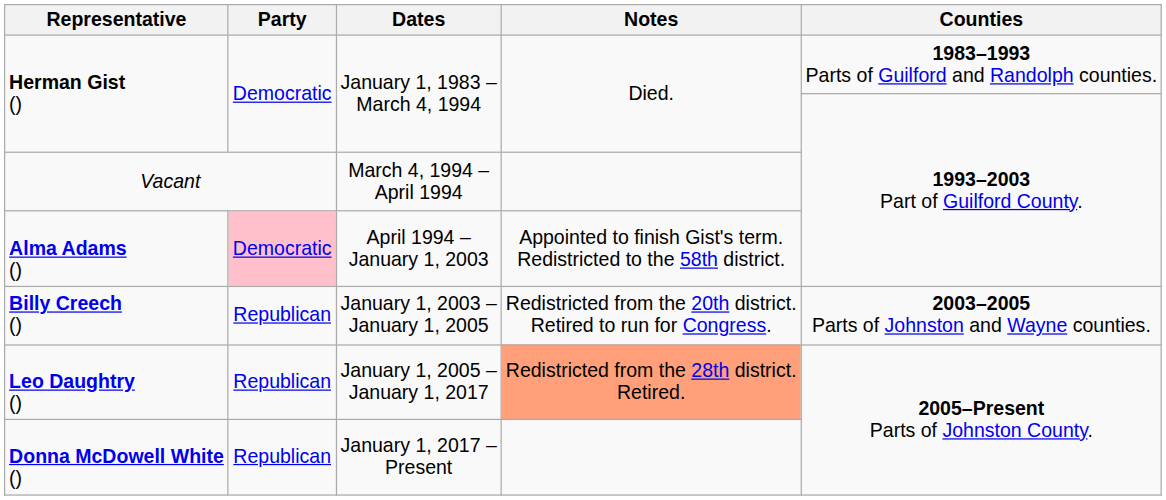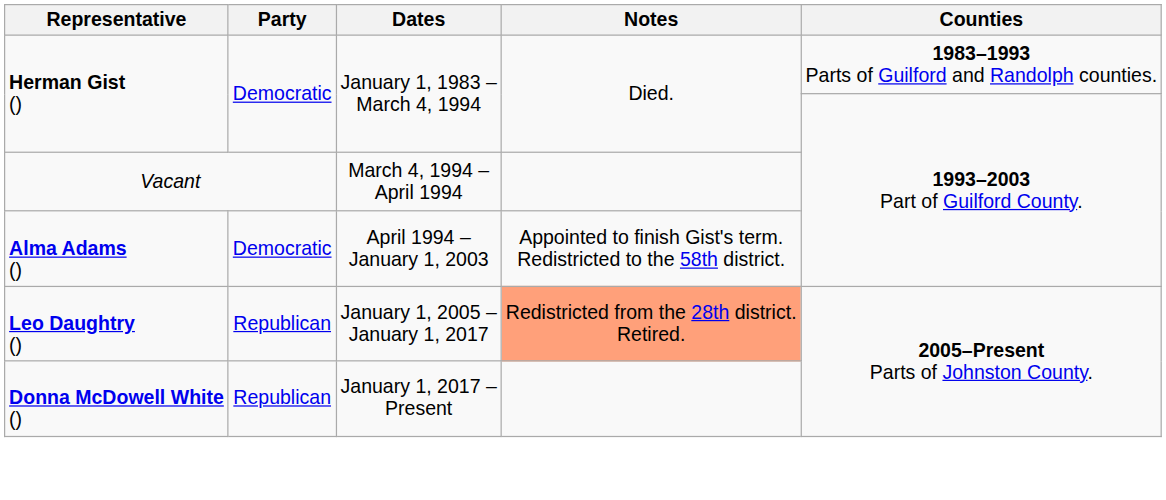(282, 248) pink background -> (282, 248) no background
- row: (66, 315)
